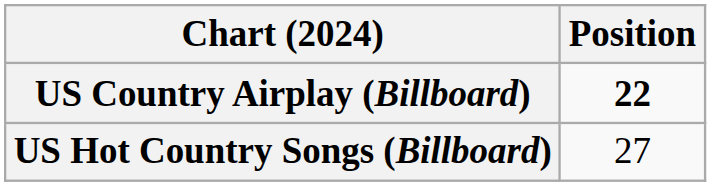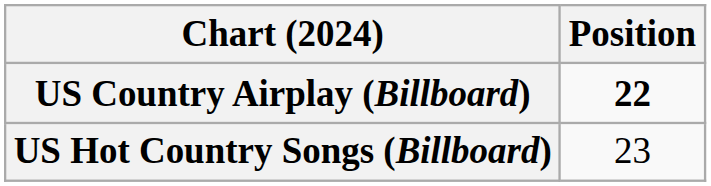(632, 151) 27 -> (632, 151) 23
